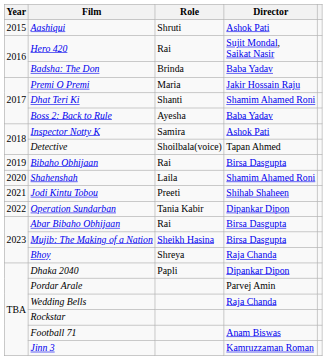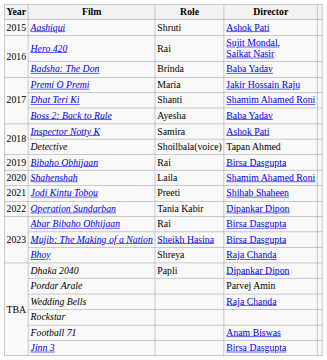(270, 348) Kamruzzaman Roman -> (256, 348) Birsa Dasgupta
